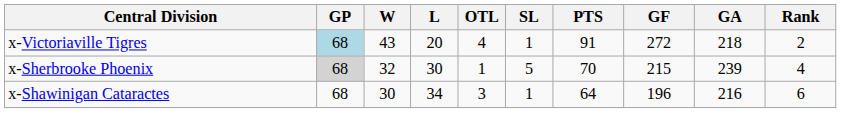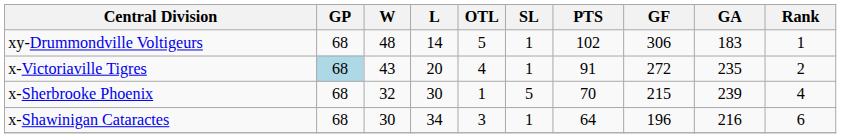+ row: (106, 42)
(730, 42) 218 -> (730, 68) 235
(340, 68) lightgrey background -> (340, 94) no background
